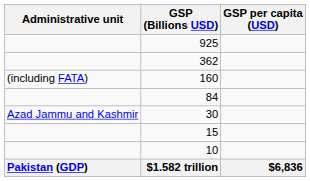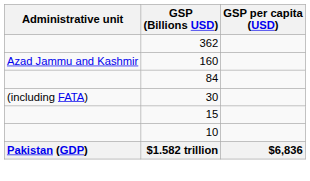- row: (209, 43)
(47, 79) (including FATA) -> (73, 61) Azad Jammu and Kashmir
(73, 114) Azad Jammu and Kashmir -> (47, 97) (including FATA)
